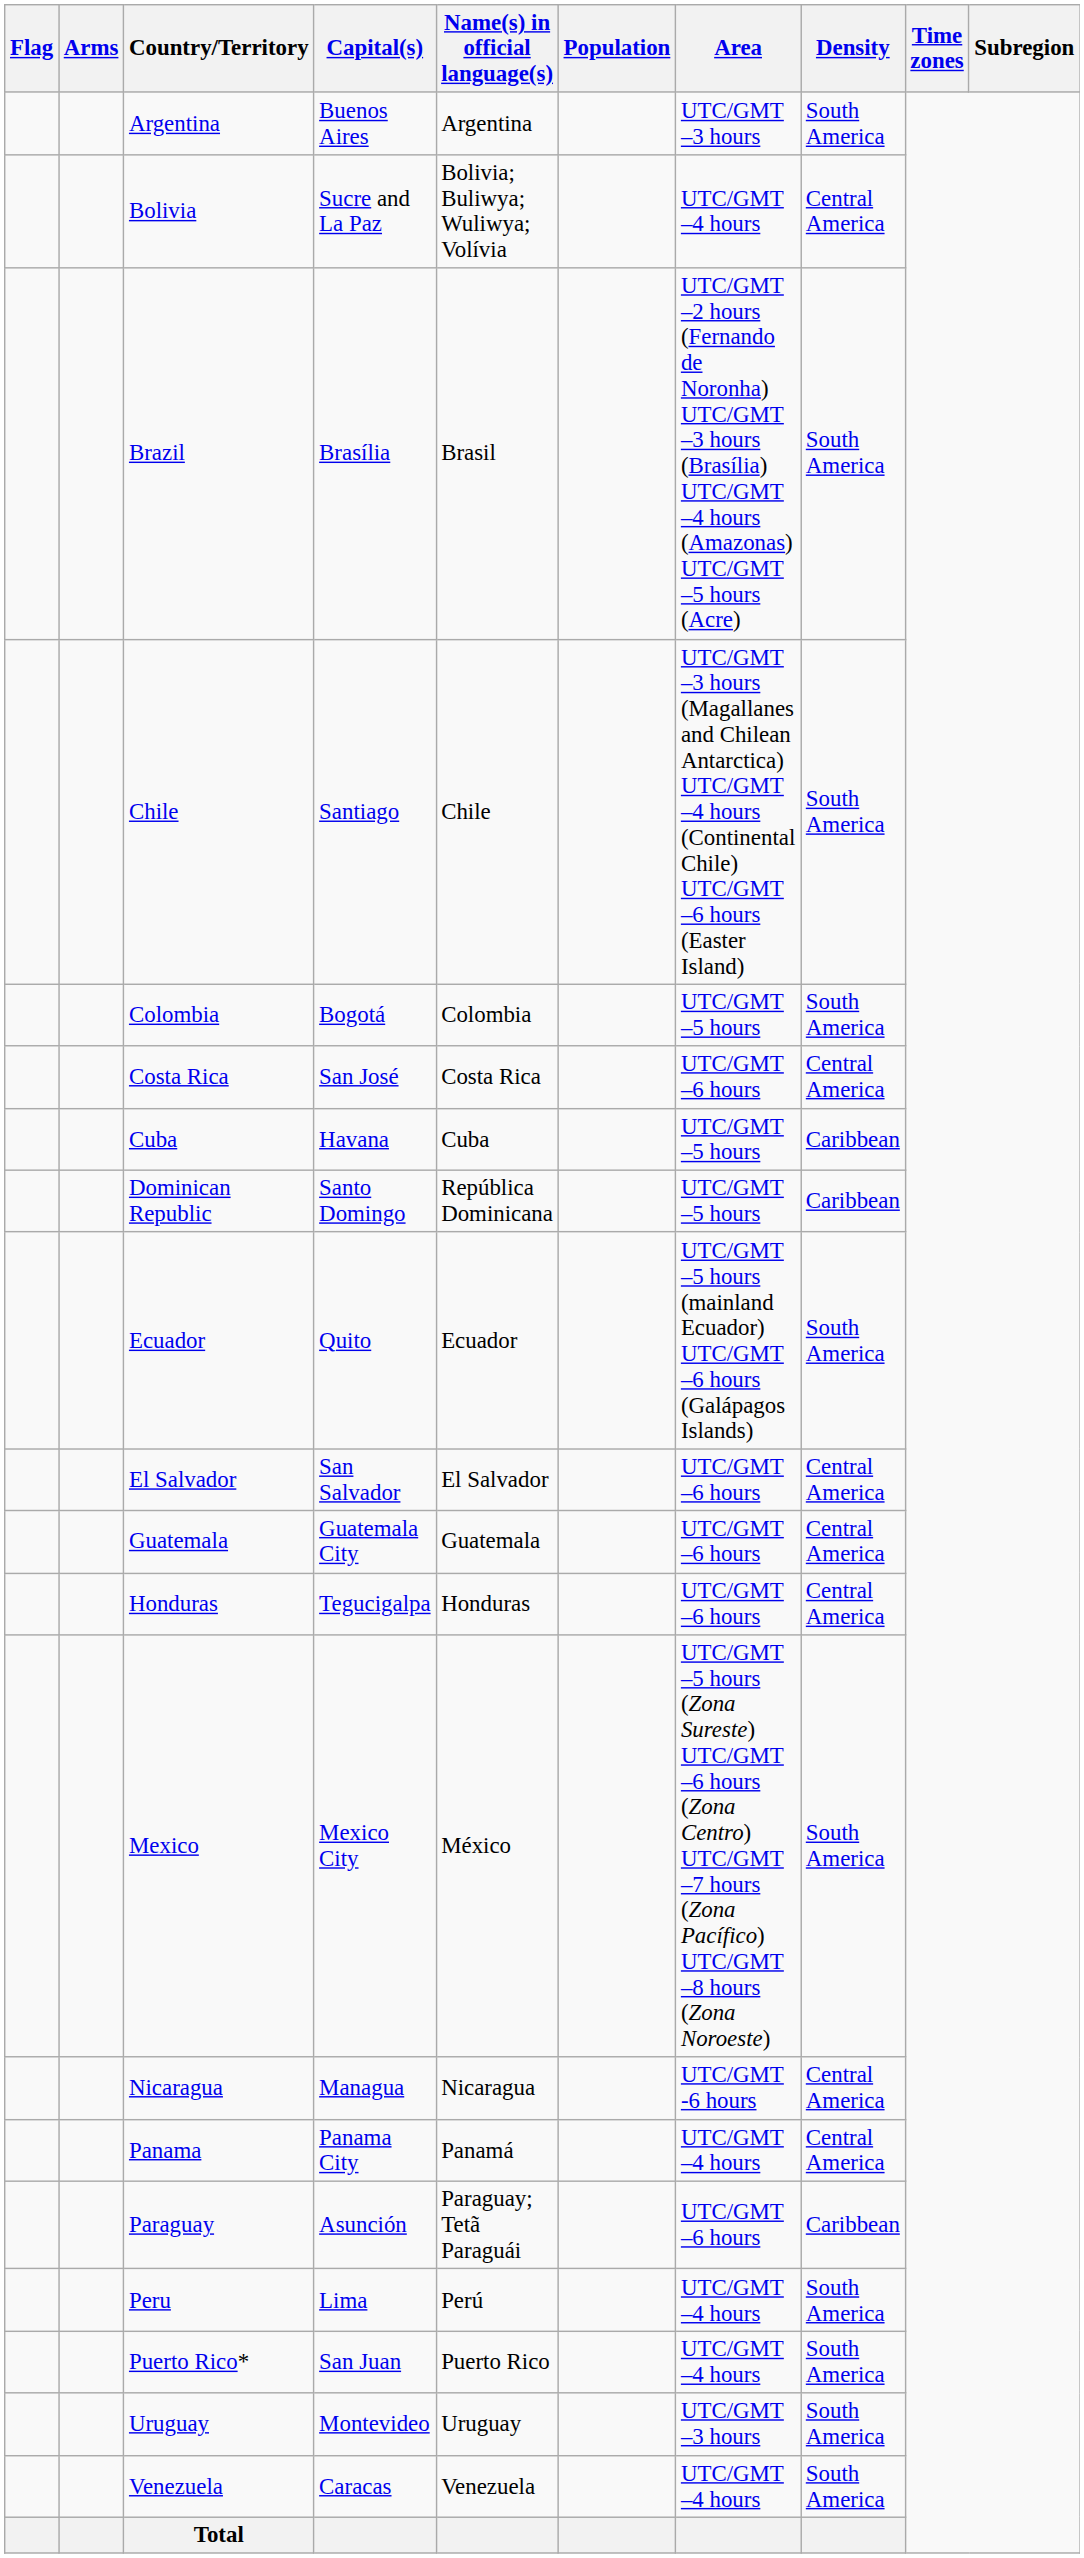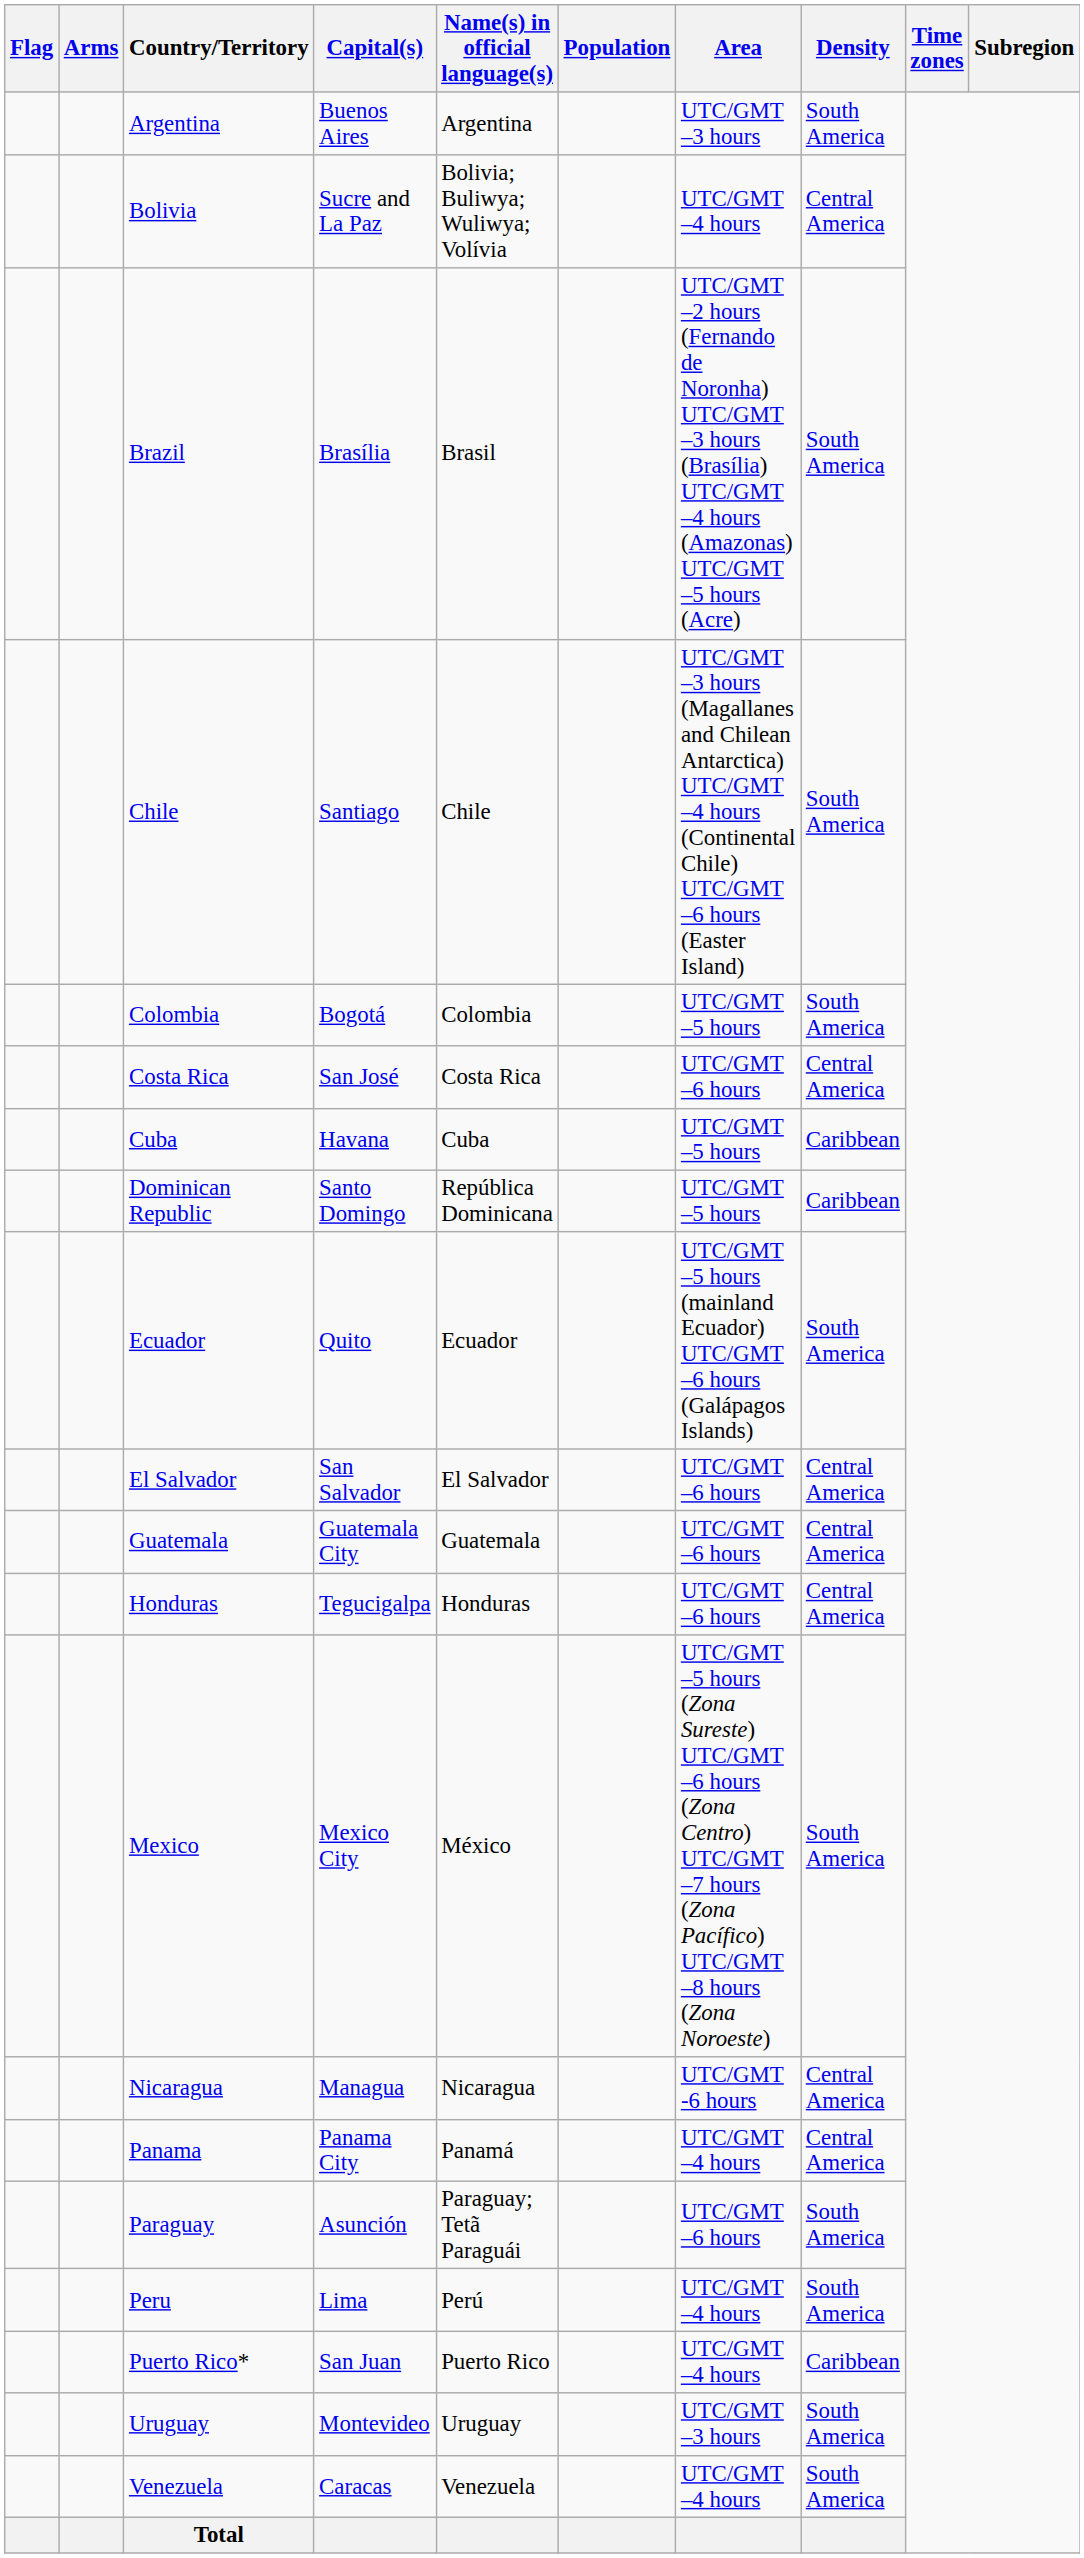(853, 2224) Caribbean -> (845, 2224) South America
(845, 2361) South America -> (853, 2361) Caribbean
